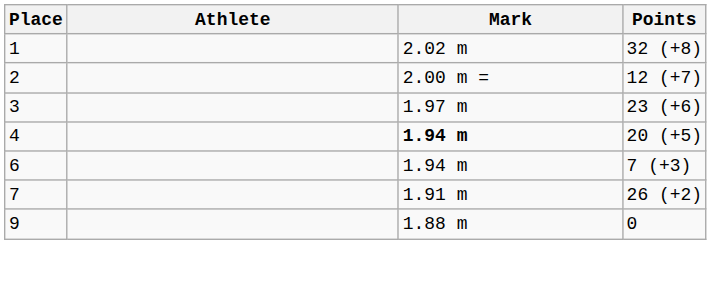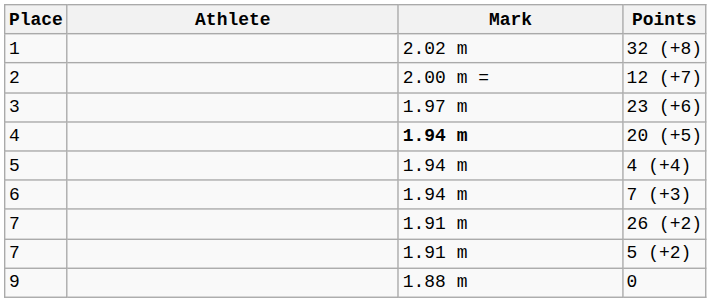+ row: (659, 166)
+ row: (659, 253)
